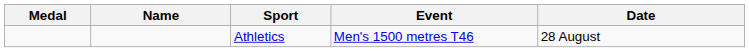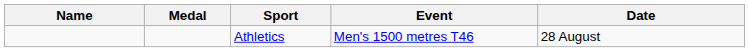columns swapped: (48, 15) <-> (161, 15)
